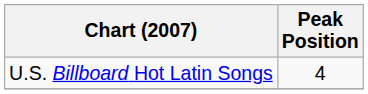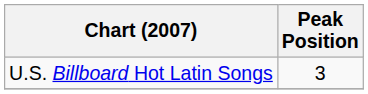(320, 72) 4 -> (320, 72) 3
